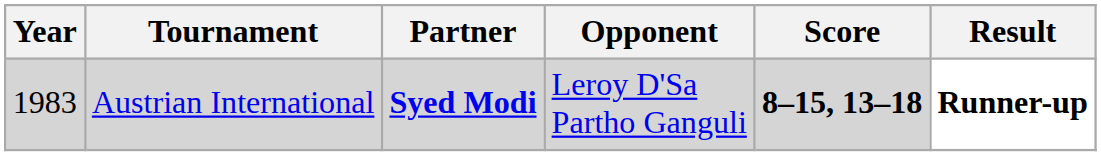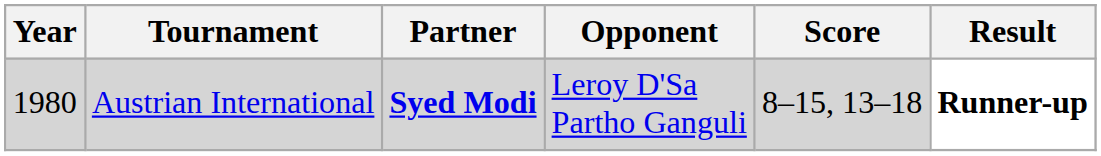(45, 103) 1983 -> (45, 103) 1980
(842, 103) bold -> (842, 103) normal
